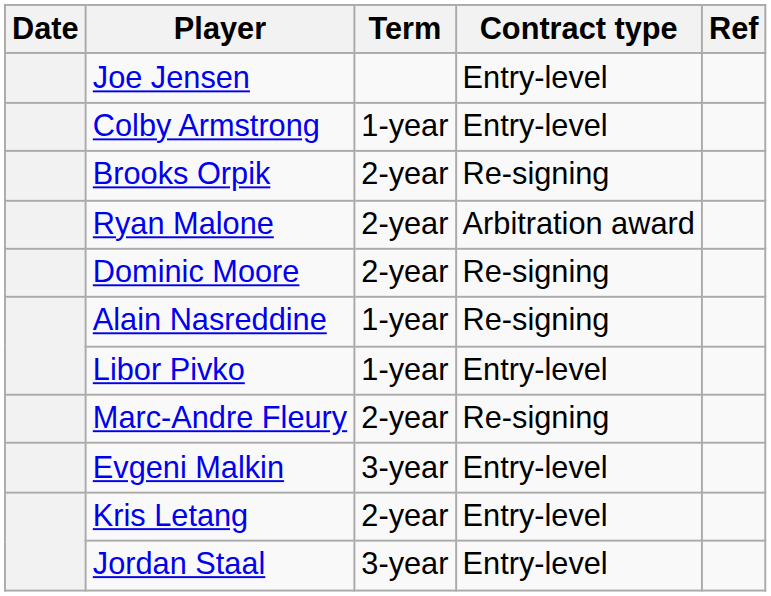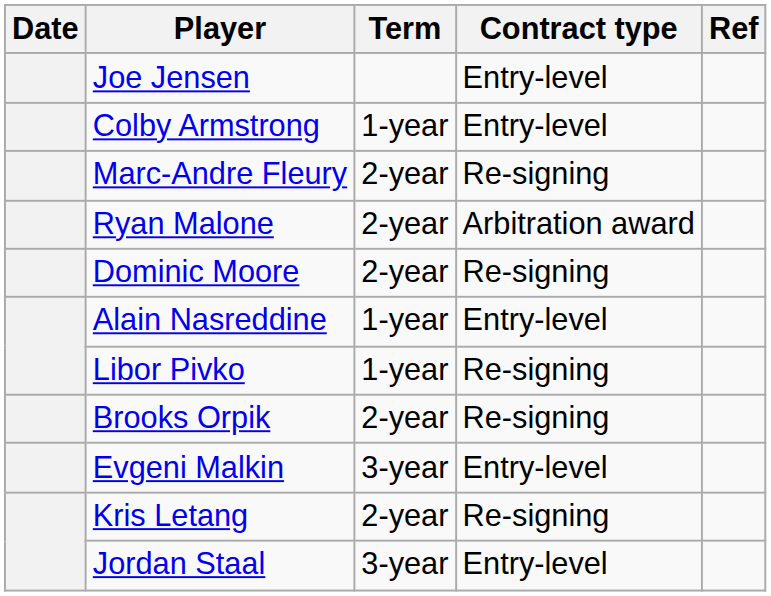rows swapped: (182, 175) <-> (220, 418)
(536, 321) Re-signing -> (535, 321) Entry-level
(535, 369) Entry-level -> (536, 369) Re-signing
(535, 516) Entry-level -> (536, 516) Re-signing
